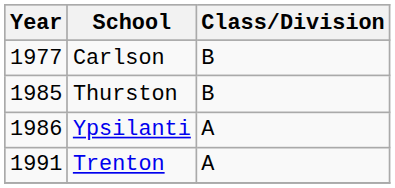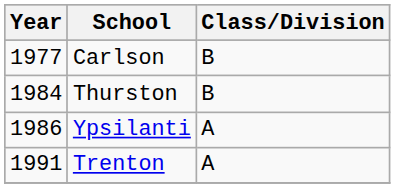(36, 94) 1985 -> (36, 94) 1984
